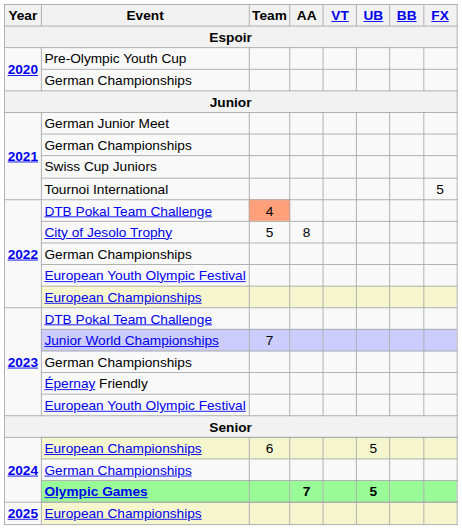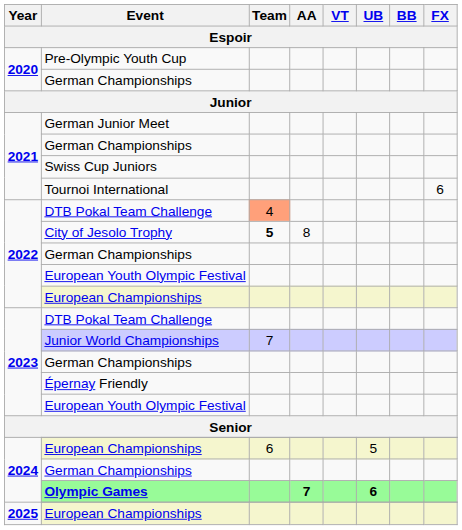(440, 189) 5 -> (440, 189) 6
(269, 232) normal -> (269, 232) bold
(373, 492) 5 -> (373, 492) 6
